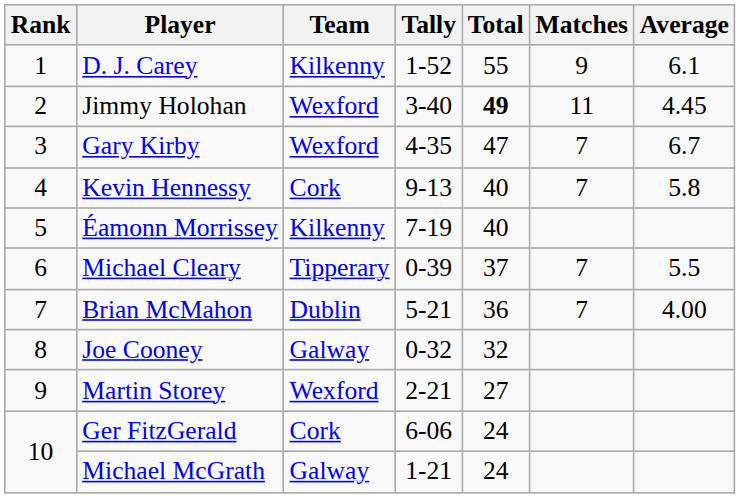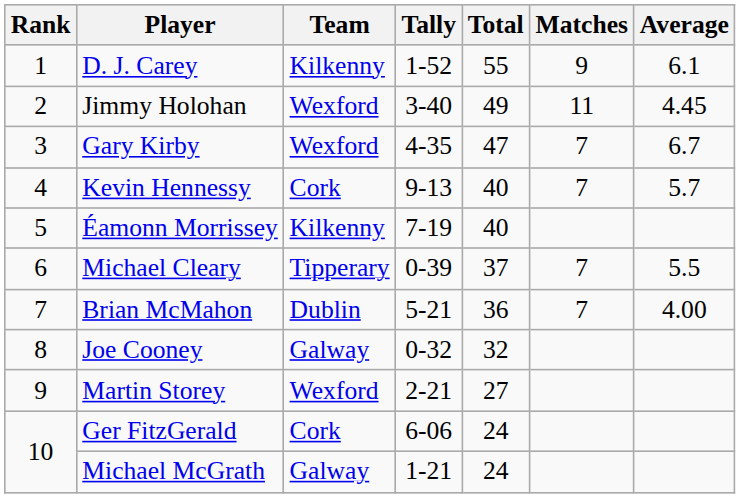(496, 106) bold -> (496, 106) normal
(684, 187) 5.8 -> (684, 187) 5.7
